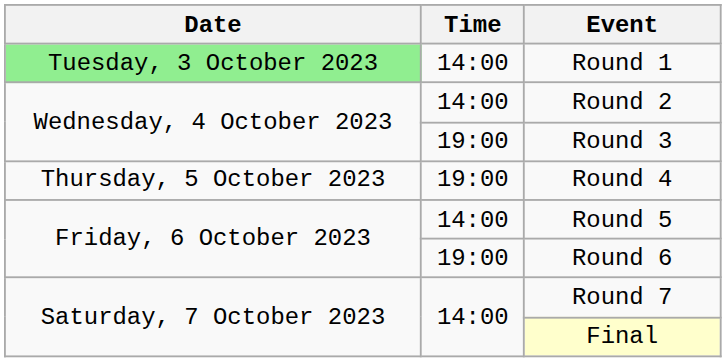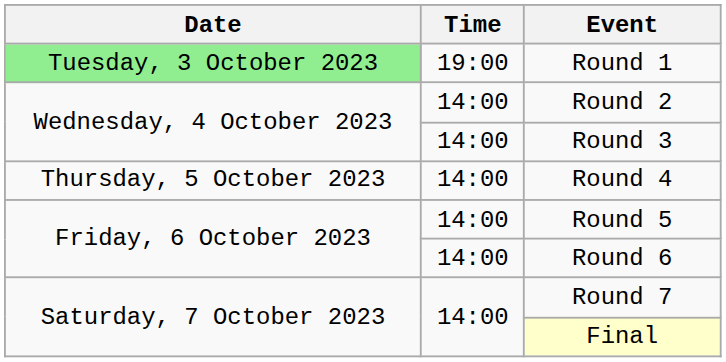(473, 63) 14:00 -> (473, 63) 19:00
(473, 141) 19:00 -> (473, 141) 14:00
(473, 180) 19:00 -> (473, 180) 14:00
(473, 258) 19:00 -> (473, 258) 14:00
